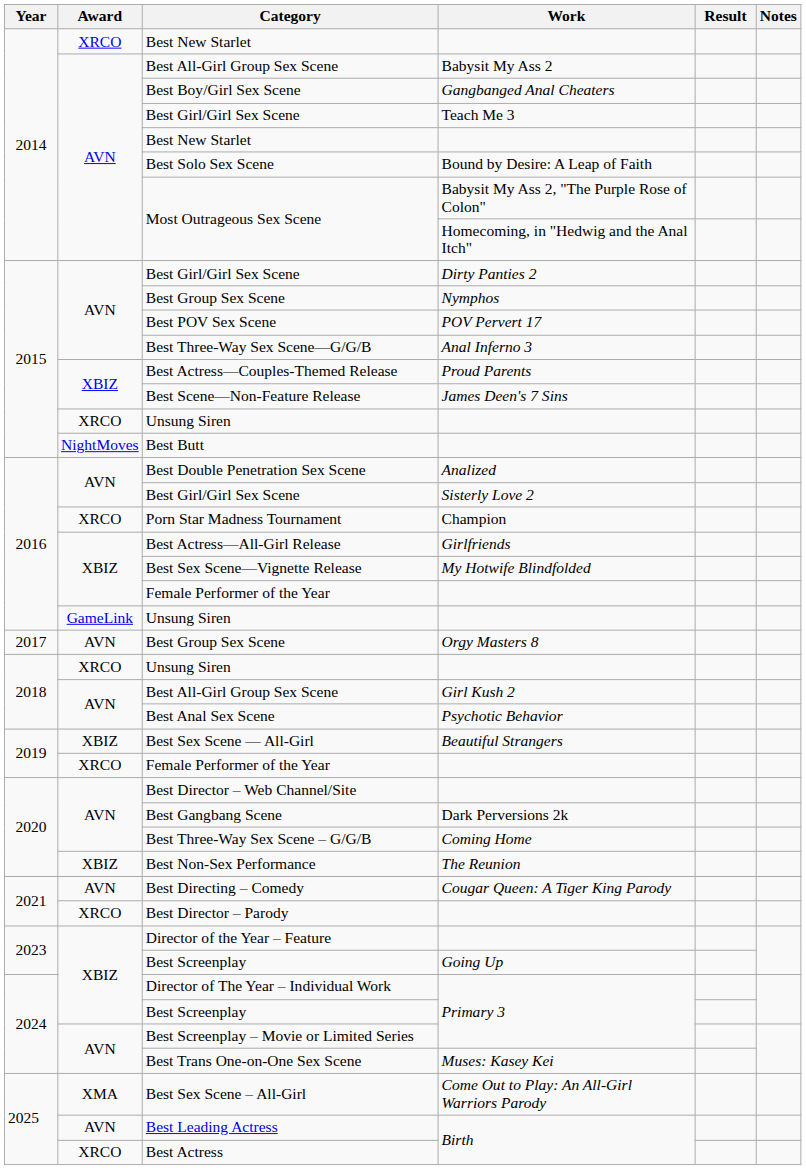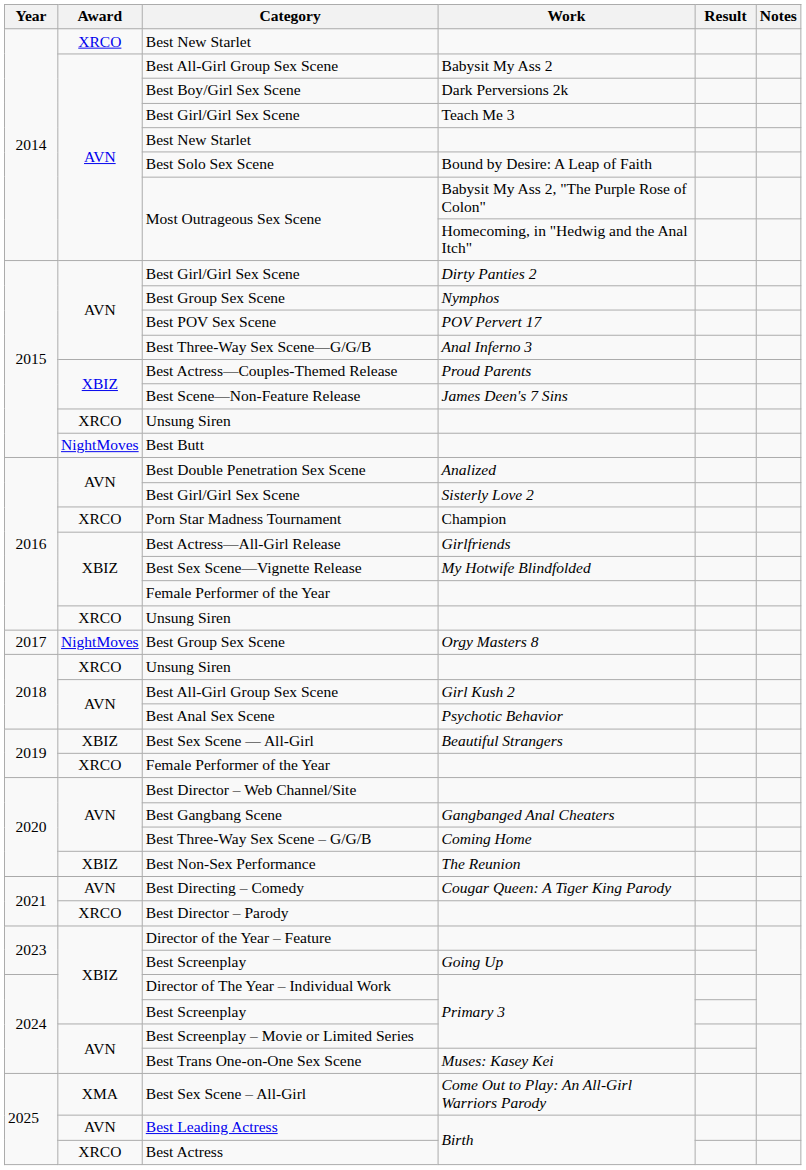(528, 90) Gangbanged Anal Cheaters -> (505, 90) Dark Perversions 2k
(100, 617) GameLink -> (100, 617) XRCO
(100, 642) AVN -> (100, 642) NightMoves
(505, 814) Dark Perversions 2k -> (528, 814) Gangbanged Anal Cheaters
